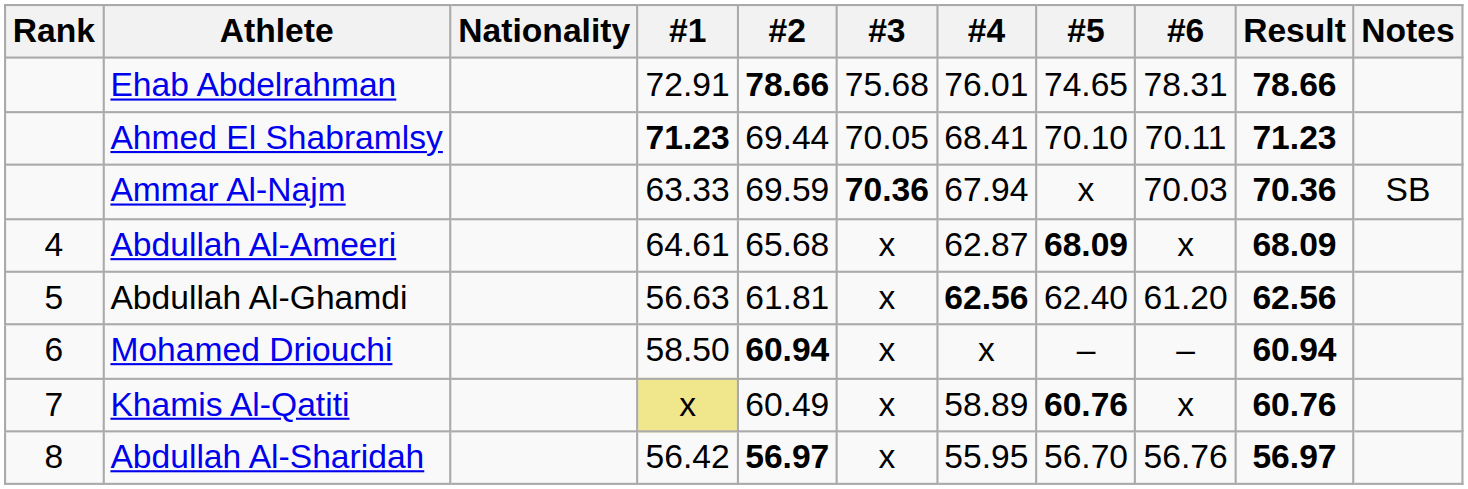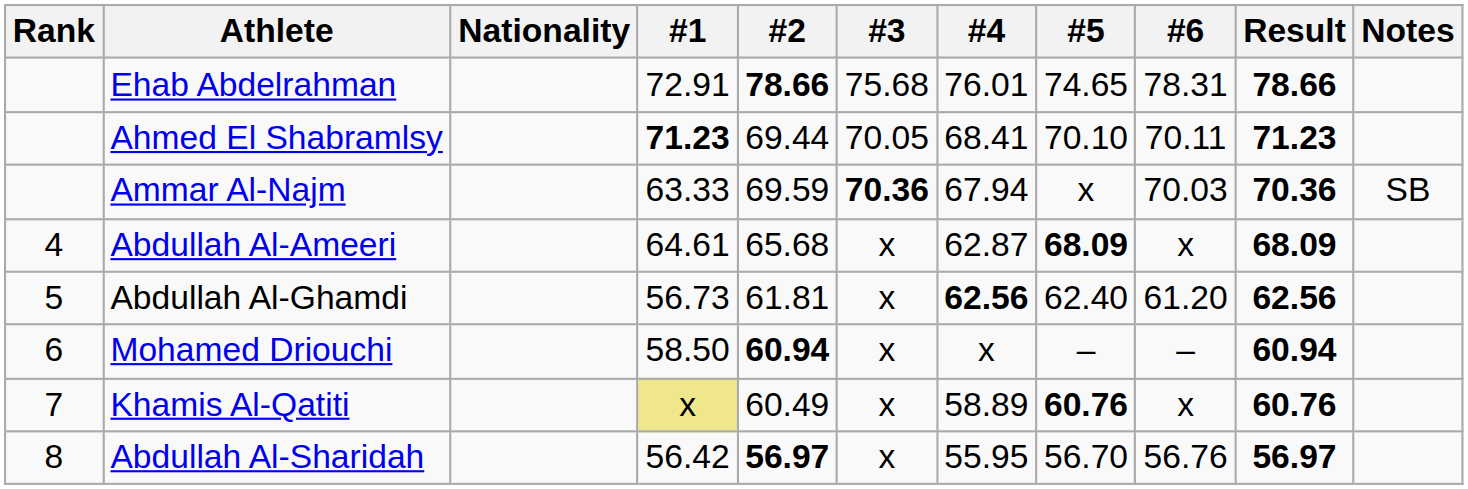(688, 297) 56.63 -> (688, 297) 56.73
